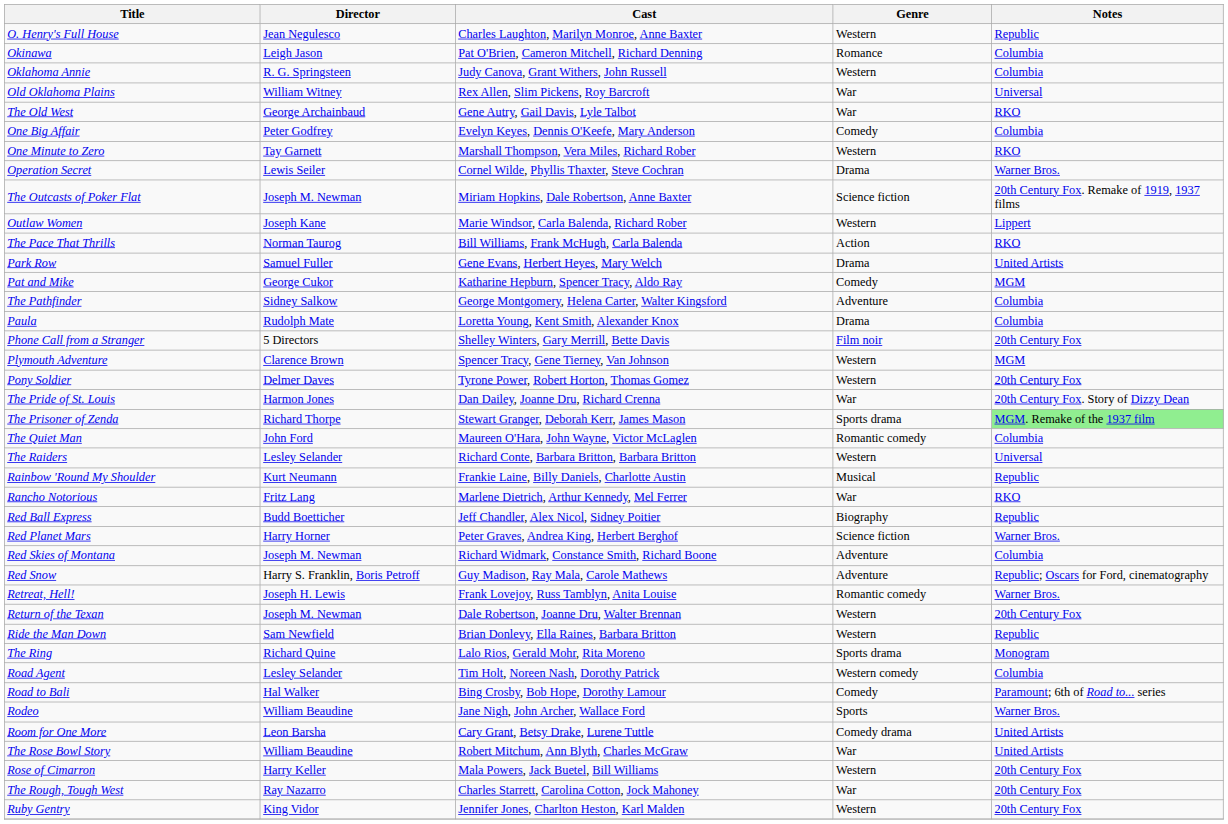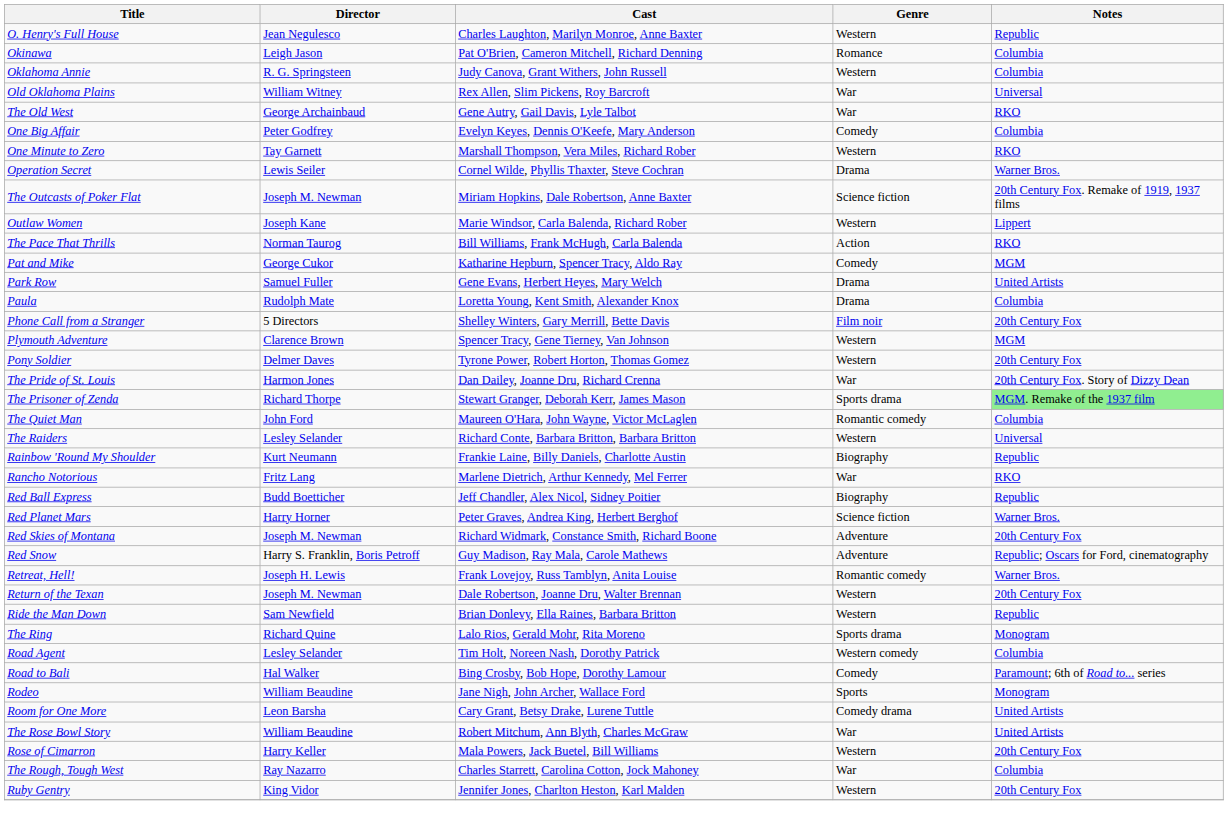rows swapped: (32, 262) <-> (40, 282)
- row: (44, 301)
(856, 477) Musical -> (862, 457) Biography
(1019, 555) Columbia -> (1038, 536) 20th Century Fox
(1027, 711) Warner Bros. -> (1022, 692) Monogram
(1038, 790) 20th Century Fox -> (1019, 770) Columbia
